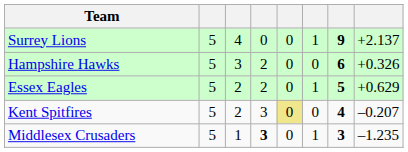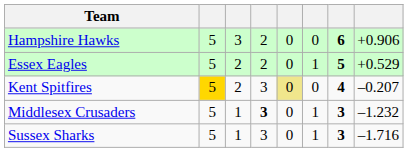- row: (47, 40)
(378, 64) +0.326 -> (378, 40) +0.906
(378, 87) +0.629 -> (378, 64) +0.529
(212, 111) no background -> (212, 87) gold background
(378, 135) –1.235 -> (378, 111) –1.232
+ row: (51, 135)
